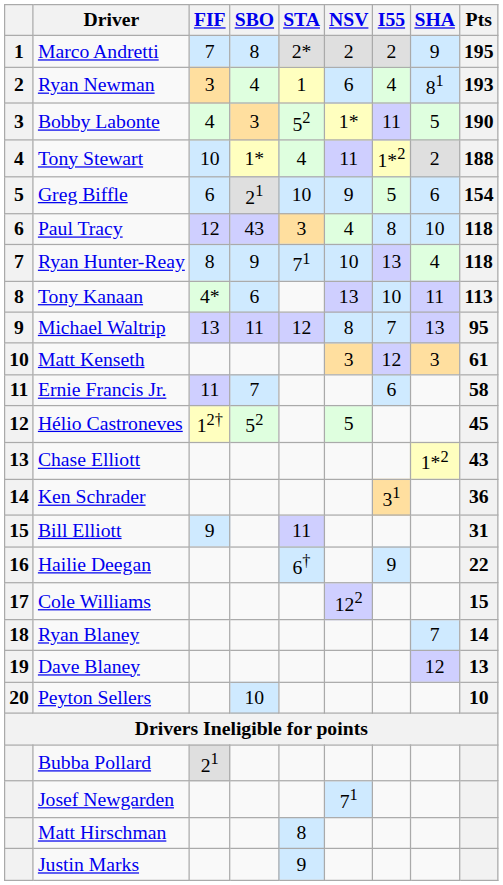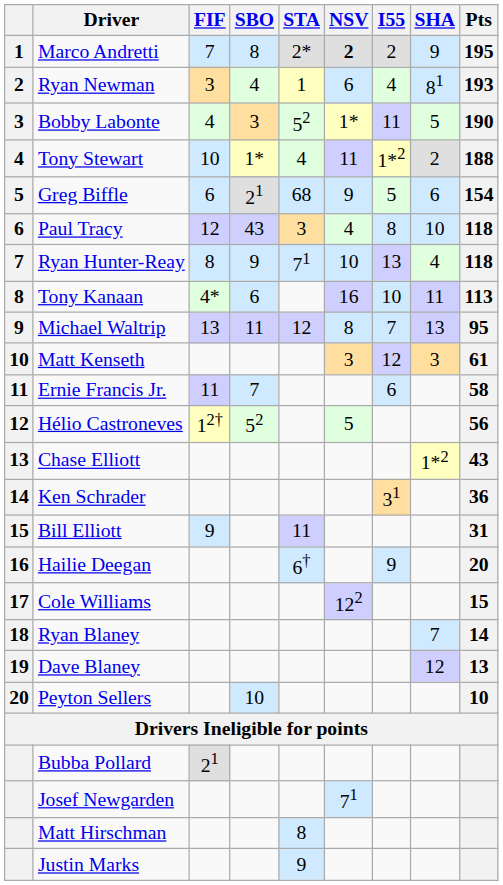(349, 51) normal -> (349, 51) bold
(302, 194) 10 -> (302, 194) 68
(349, 296) 13 -> (349, 296) 16
(479, 423) 45 -> (479, 423) 56
(479, 564) 22 -> (479, 564) 20
